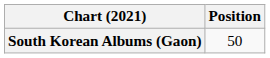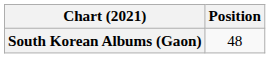(235, 40) 50 -> (235, 40) 48
